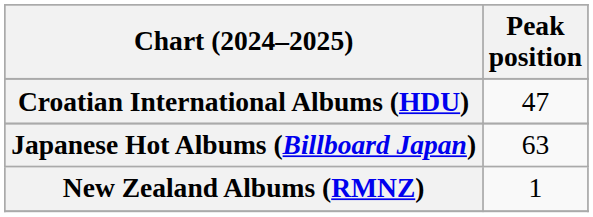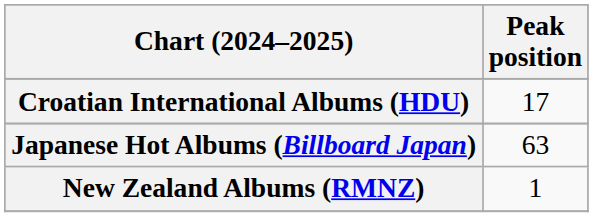(535, 100) 47 -> (535, 100) 17
